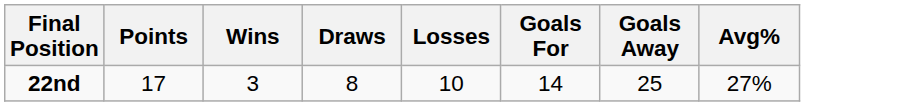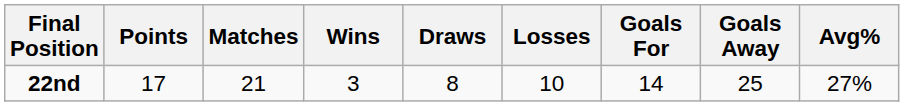+ column: (253, 35)
